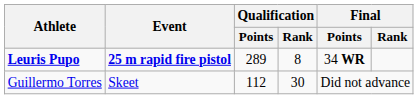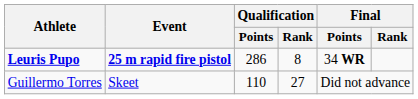(256, 60) 289 -> (256, 60) 286
(256, 82) 112 -> (256, 82) 110
(298, 82) 30 -> (298, 82) 27
